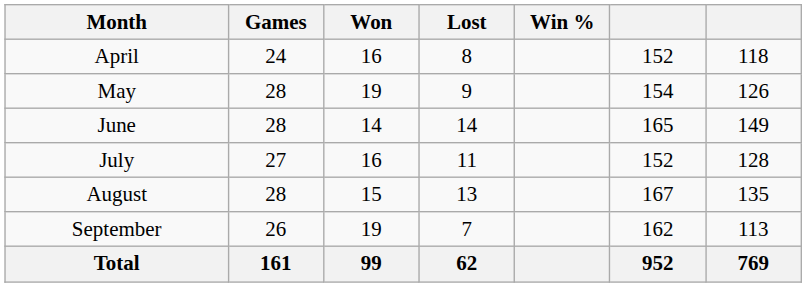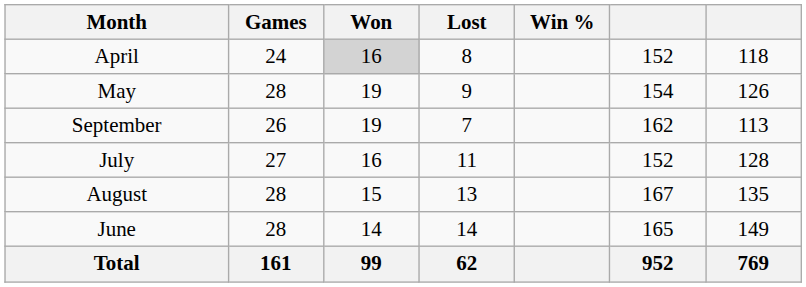(371, 56) no background -> (371, 56) lightgrey background
rows swapped: (117, 125) <-> (117, 229)
